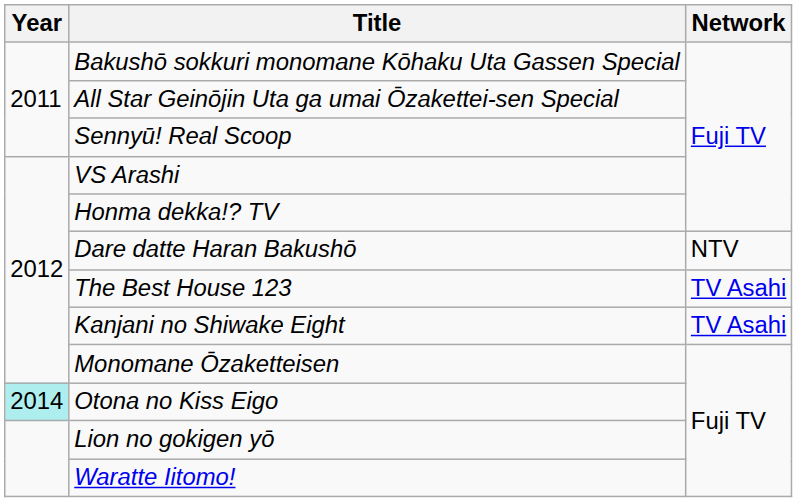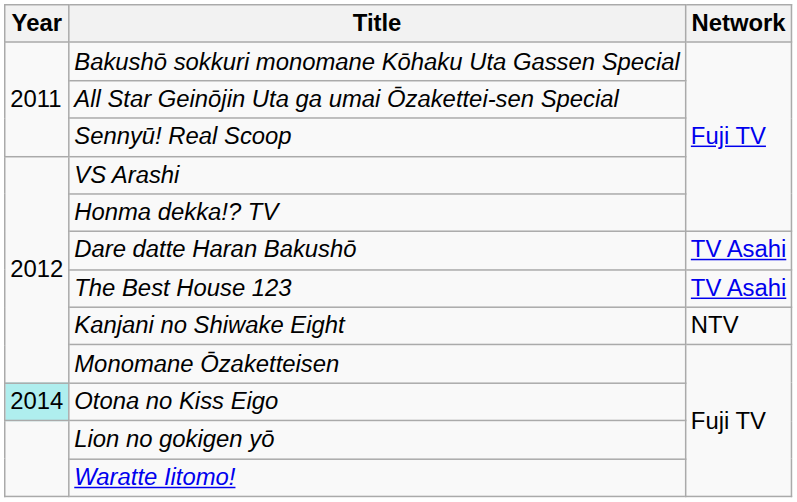(715, 250) NTV -> (739, 250) TV Asahi
(739, 325) TV Asahi -> (715, 325) NTV
